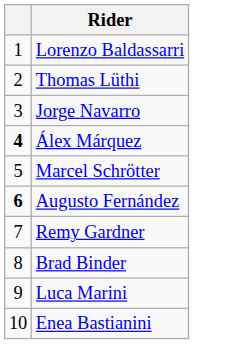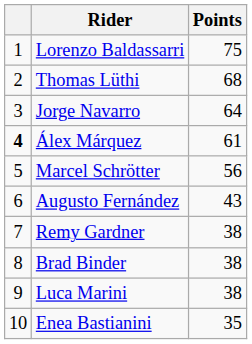+ column: (217, 19)
(18, 201) bold -> (18, 201) normal
